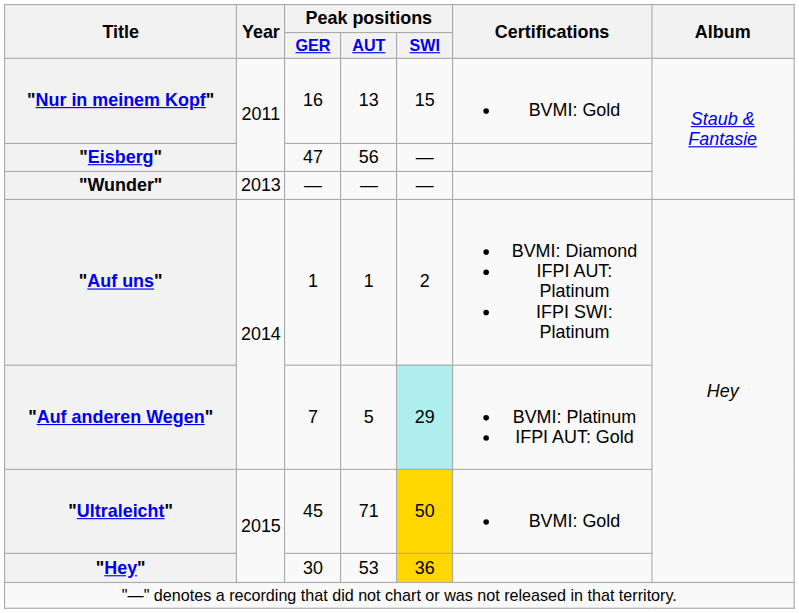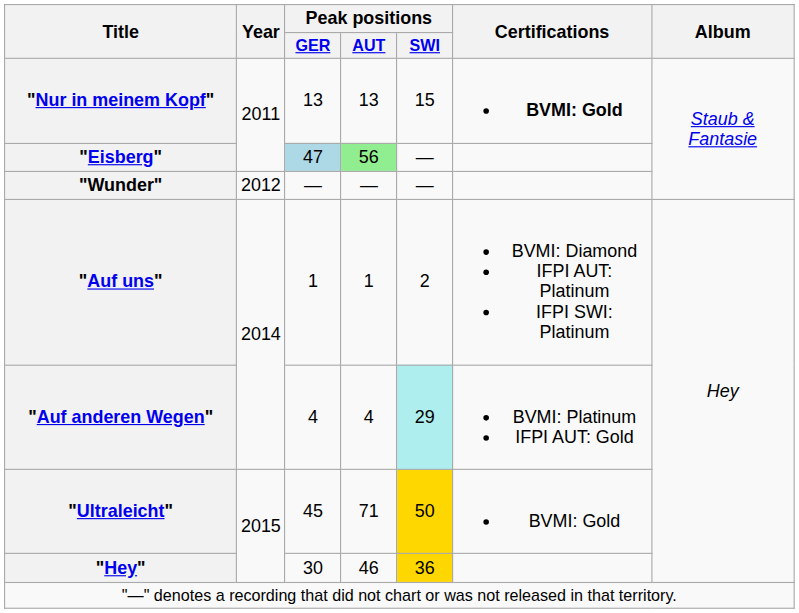(313, 100) 16 -> (313, 100) 13
(552, 111) normal -> (552, 111) bold
(313, 157) no background -> (313, 157) lightblue background
(369, 157) no background -> (369, 157) lightgreen background
(261, 185) 2013 -> (261, 185) 2012
(313, 417) 7 -> (313, 417) 4
(369, 417) 5 -> (369, 417) 4
(369, 567) 53 -> (369, 567) 46
